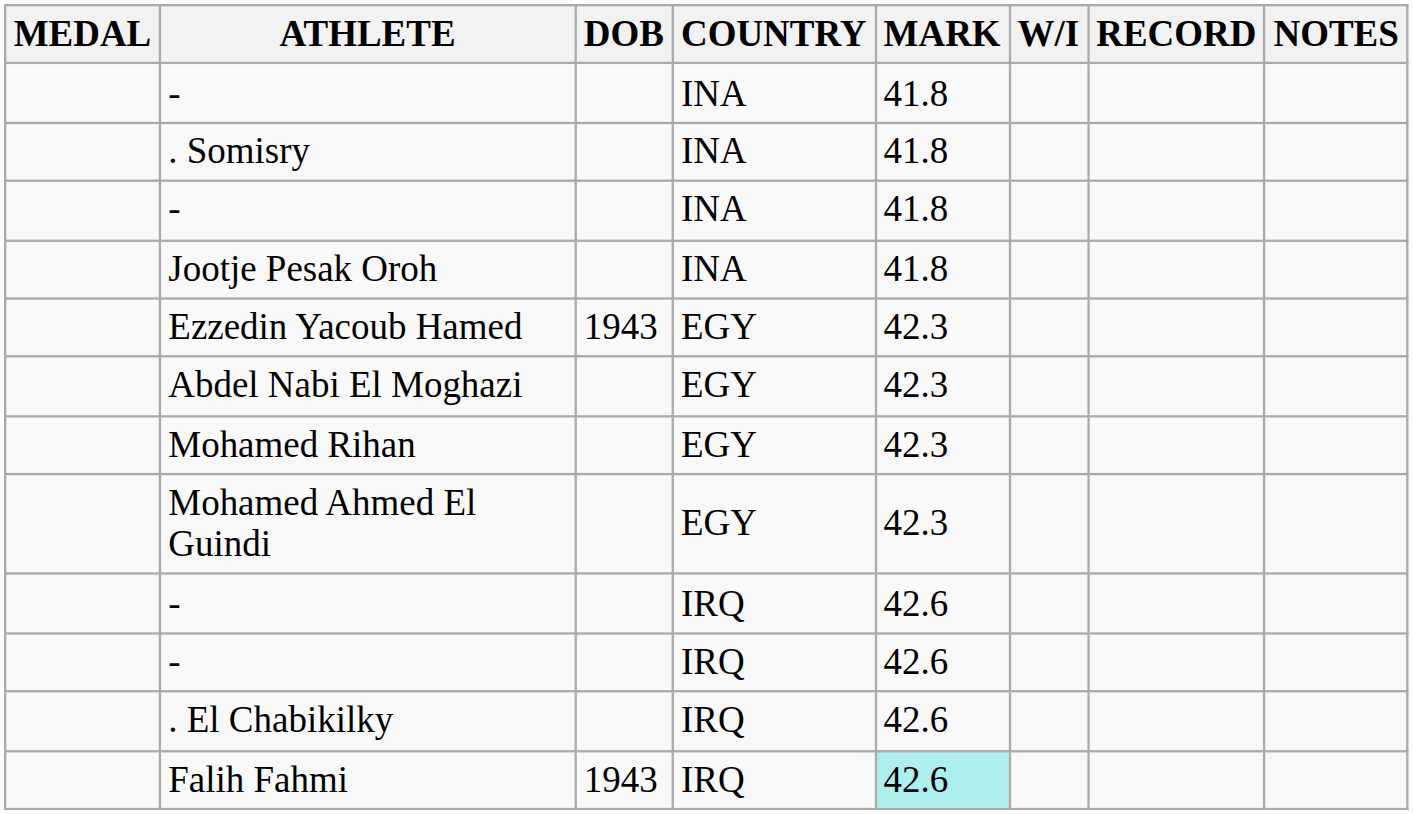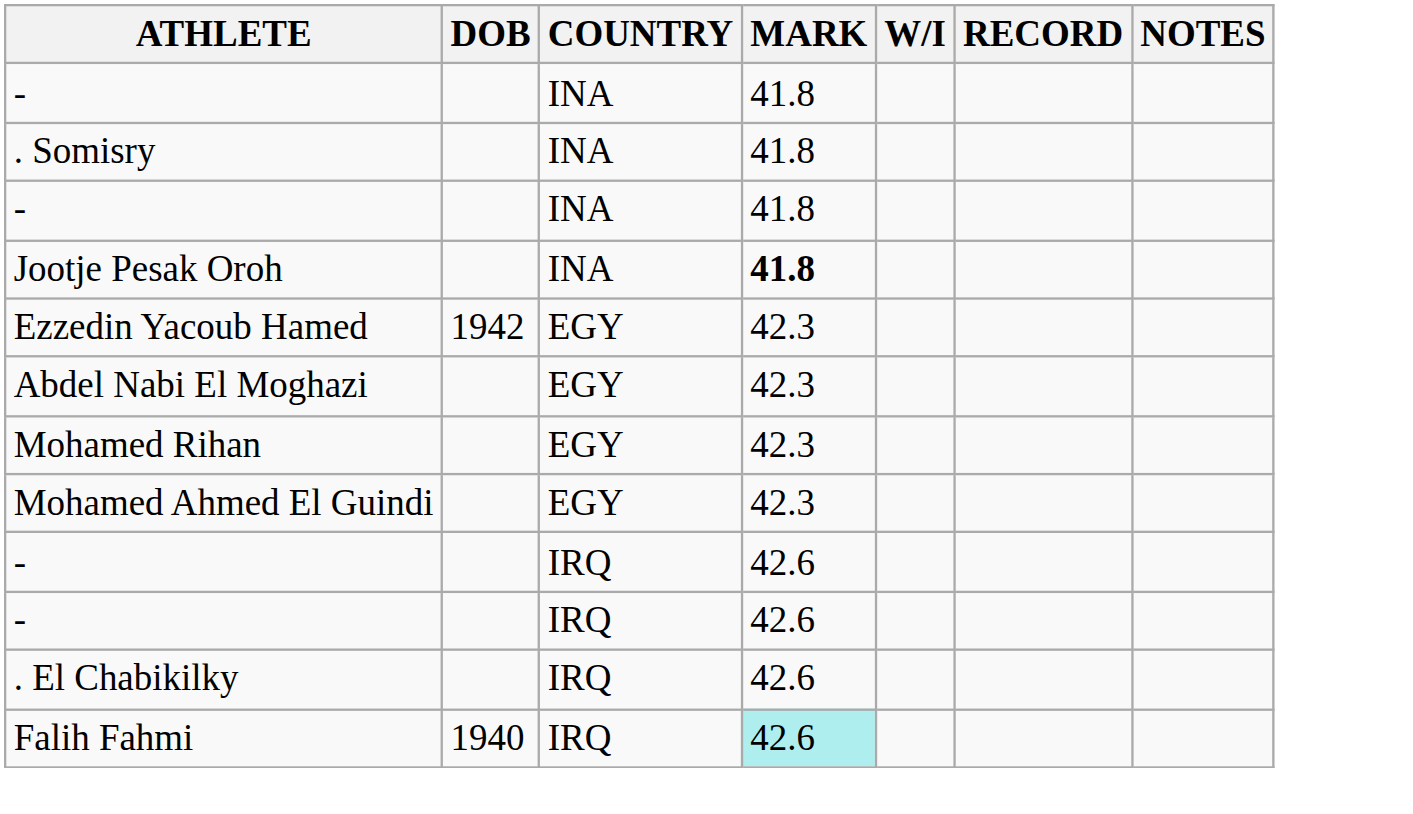- column: (82, 33)
(916, 268) normal -> (783, 268) bold
(621, 326) 1943 -> (488, 326) 1942
(621, 778) 1943 -> (488, 737) 1940
